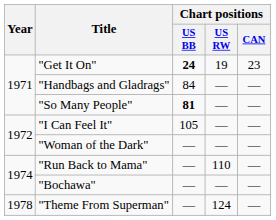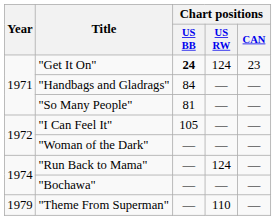(221, 64) 19 -> (221, 64) 124
(189, 104) bold -> (189, 104) normal
(221, 165) 110 -> (221, 165) 124
(20, 205) 1978 -> (20, 205) 1979
(221, 205) 124 -> (221, 205) 110
